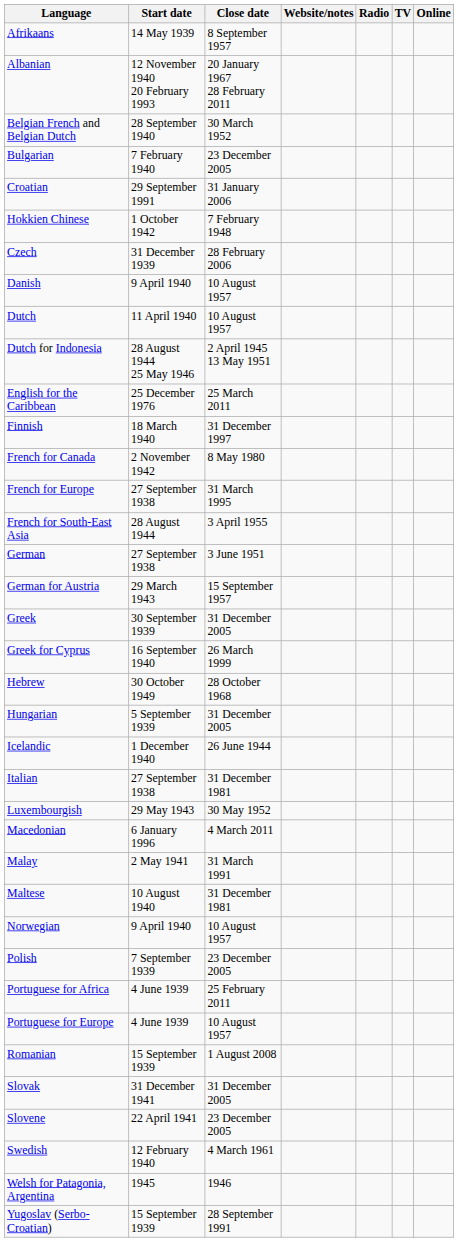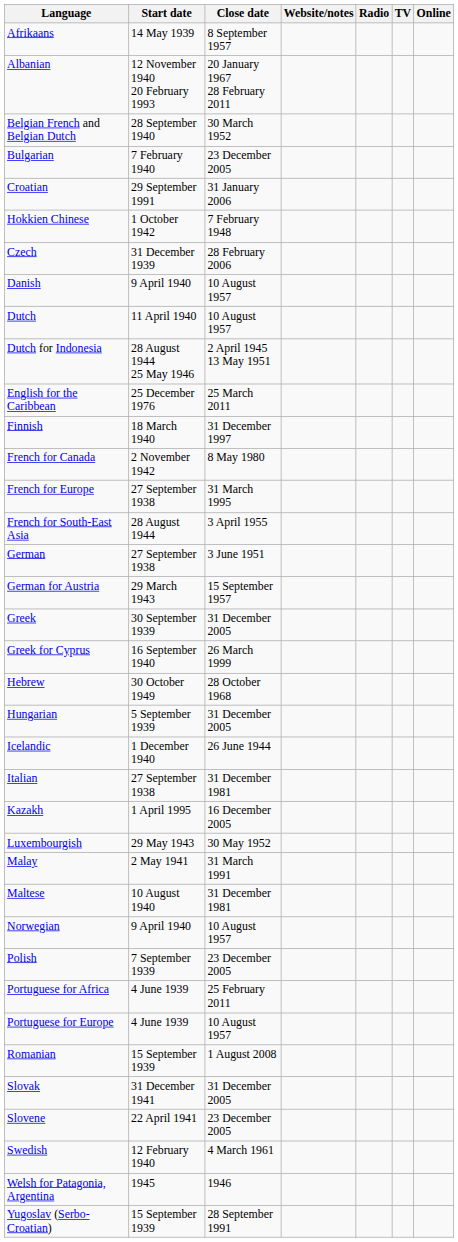+ row: (25, 810)
- row: (36, 829)
